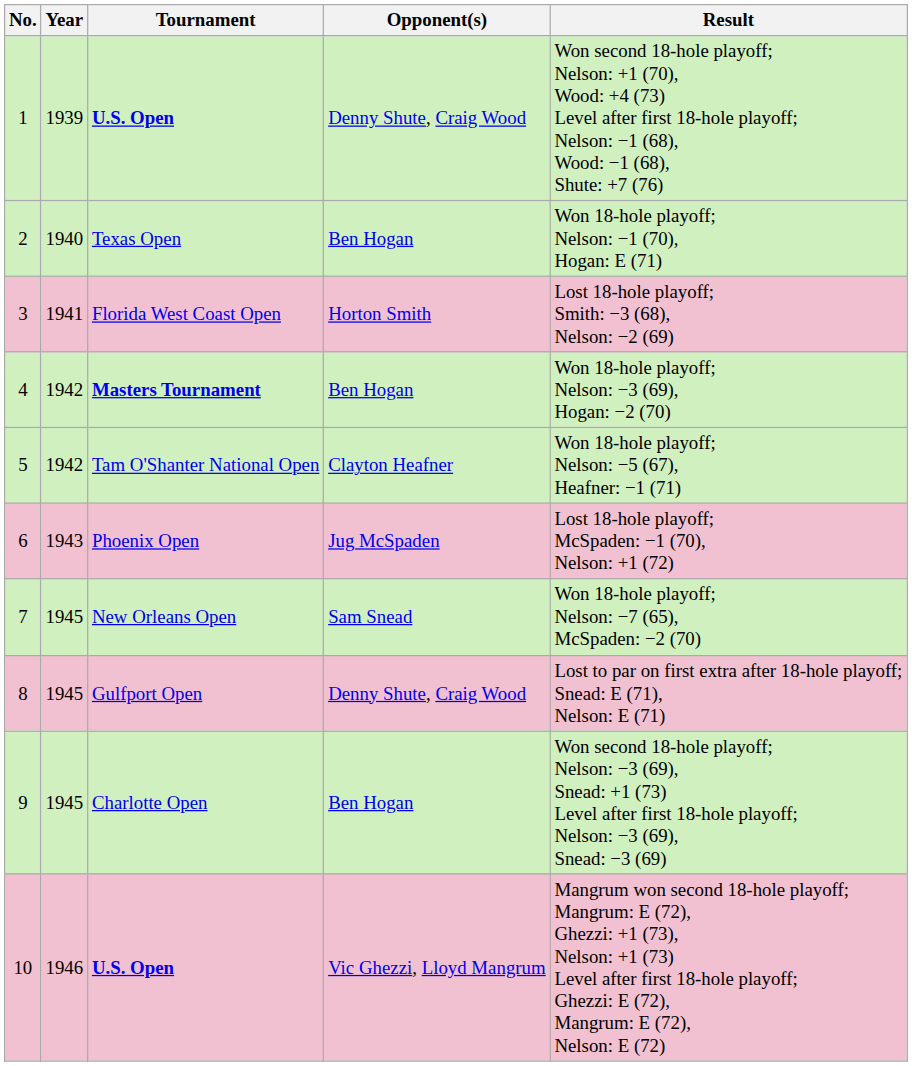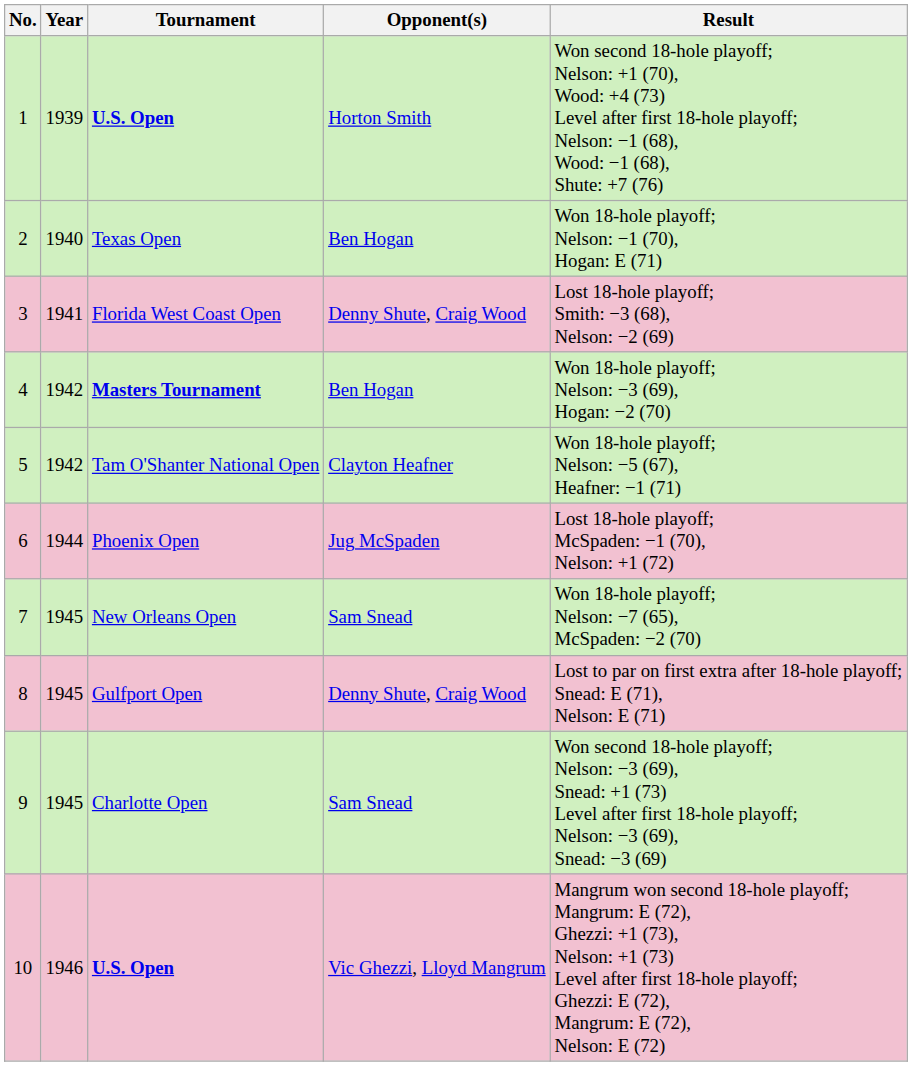(427, 118) Denny Shute, Craig Wood -> (380, 118) Horton Smith
(380, 314) Horton Smith -> (427, 314) Denny Shute, Craig Wood
(64, 541) 1943 -> (64, 541) 1944
(371, 802) Ben Hogan -> (370, 802) Sam Snead
